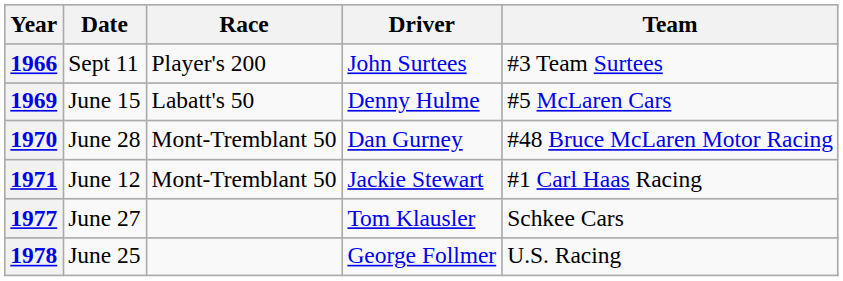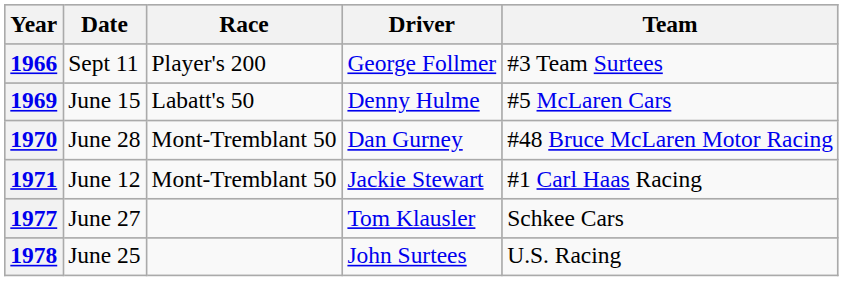(407, 62) John Surtees -> (422, 62) George Follmer
(422, 256) George Follmer -> (407, 256) John Surtees
